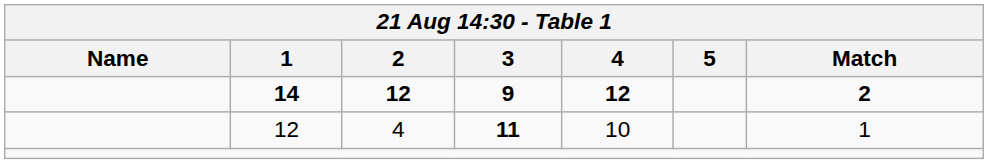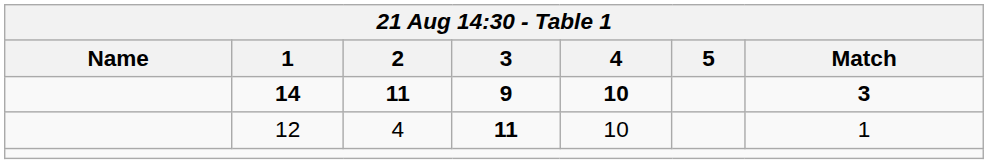(398, 93) 12 -> (398, 93) 11
(618, 93) 12 -> (616, 93) 10
(865, 93) 2 -> (864, 93) 3
